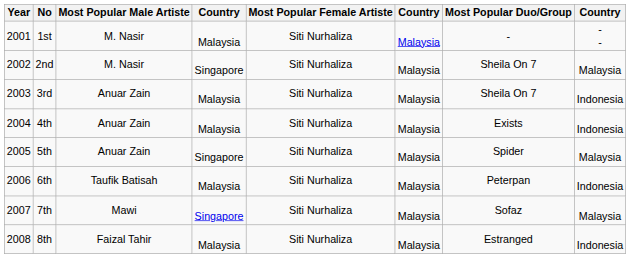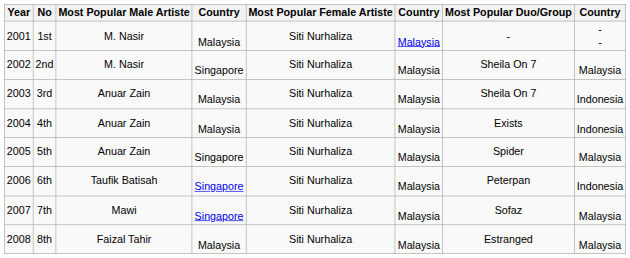(219, 187) Malaysia -> (219, 187) Singapore
(600, 245) Indonesia -> (600, 245) Malaysia
